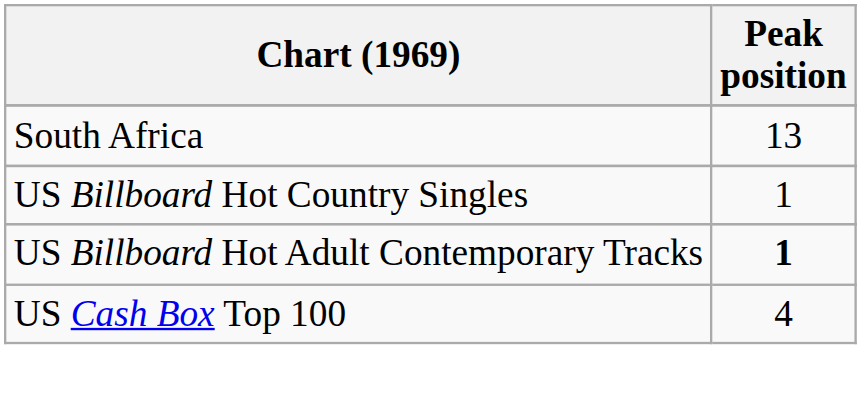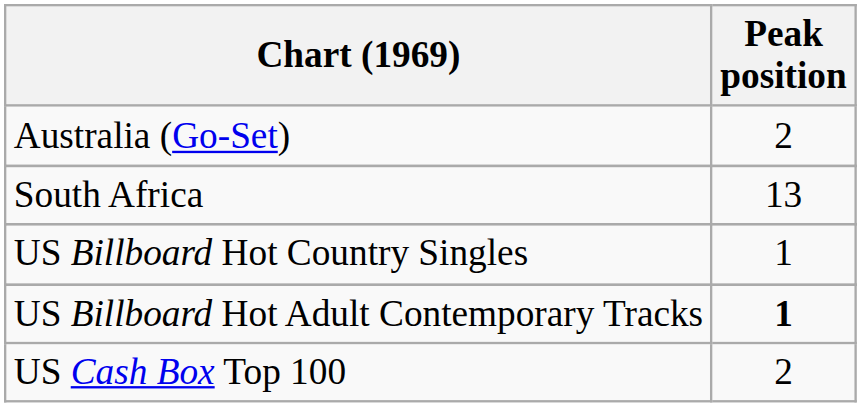+ row: (152, 135)
(784, 312) 4 -> (784, 371) 2
